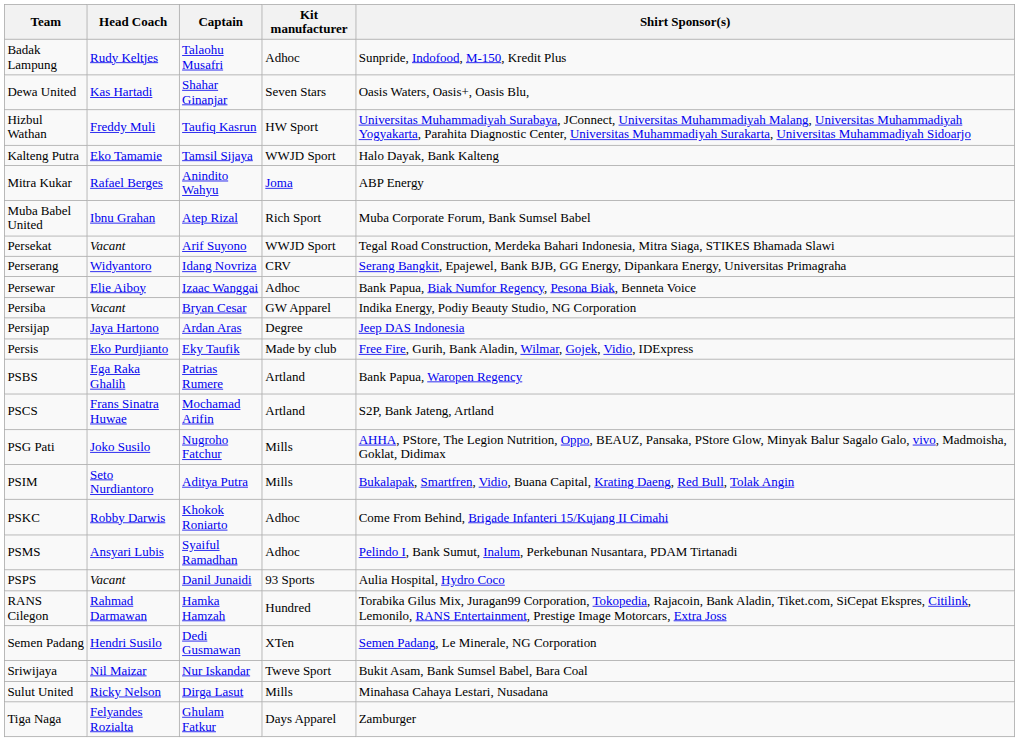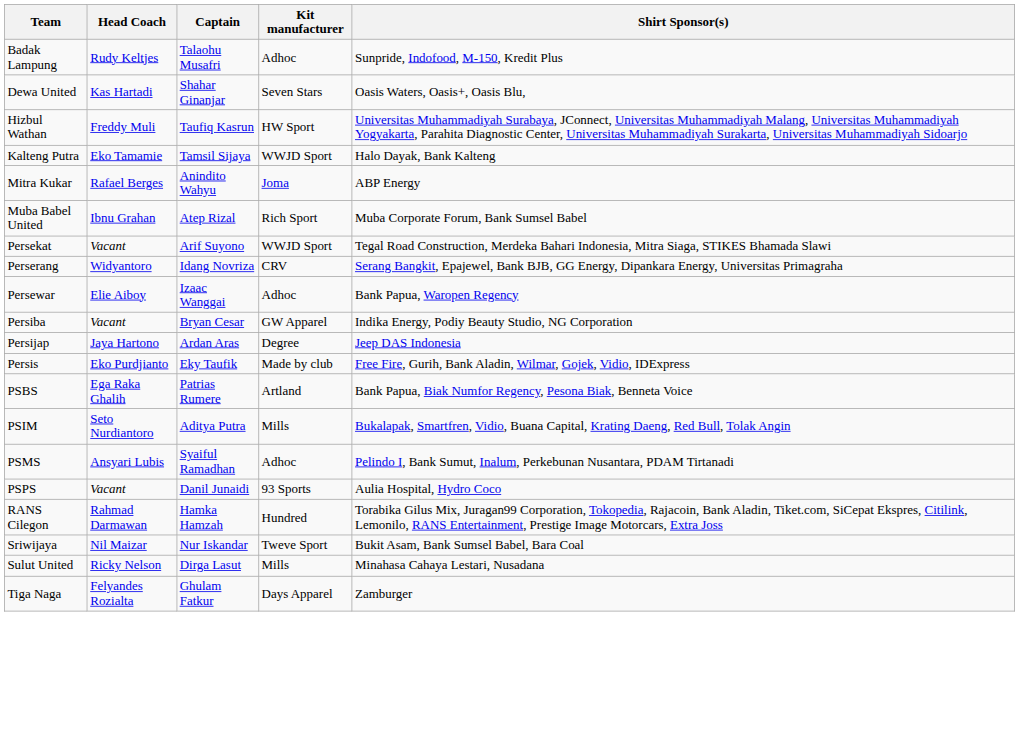(527, 287) Bank Papua, Biak Numfor Regency, Pesona Biak, Benneta Voice -> (437, 294) Bank Papua, Waropen Regency
(440, 376) Bank Papua, Waropen Regency -> (524, 391) Bank Papua, Biak Numfor Regency, Pesona Biak, Benneta Voice
- row: (23, 411)
- row: (31, 447)
- row: (24, 517)
- row: (46, 643)
